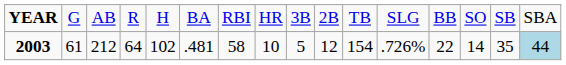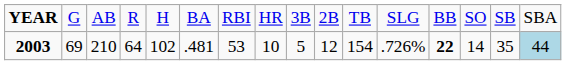(74, 45) 61 -> (74, 45) 69
(104, 45) 212 -> (104, 45) 210
(236, 45) 58 -> (236, 45) 53
(445, 45) normal -> (445, 45) bold
